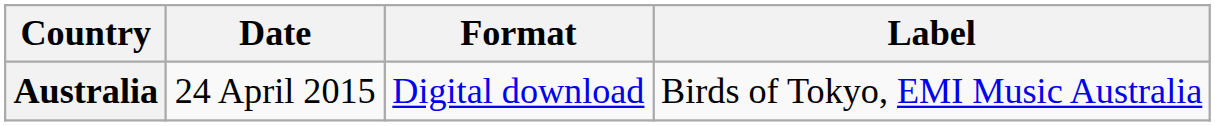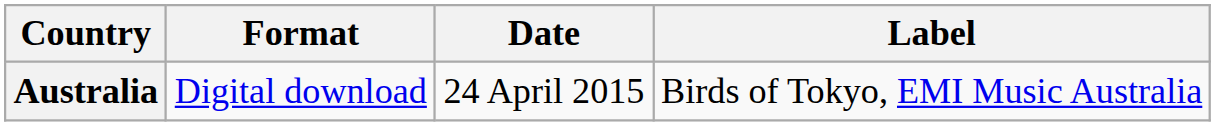columns swapped: (275, 33) <-> (518, 33)
